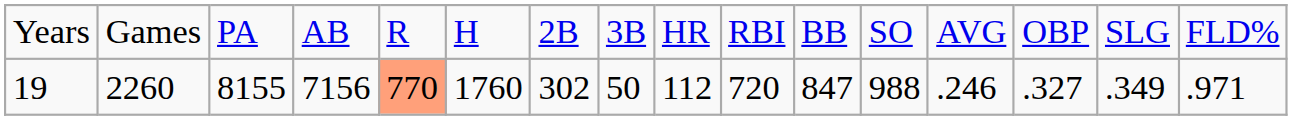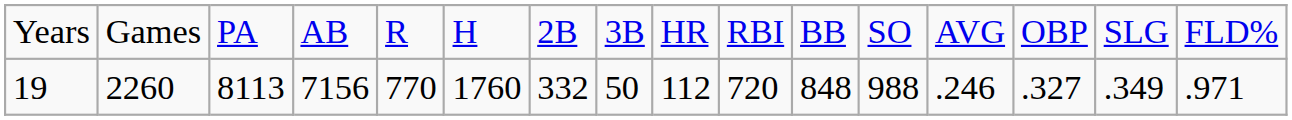(251, 86) 8155 -> (251, 86) 8113
(412, 86) lightsalmon background -> (411, 86) no background
(564, 86) 302 -> (563, 86) 332
(827, 86) 847 -> (826, 86) 848
